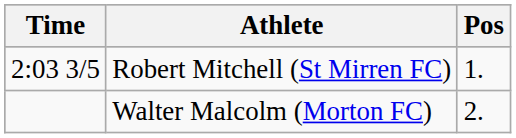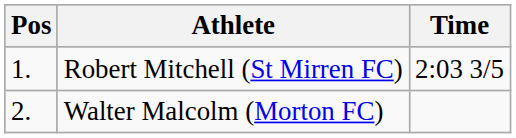columns swapped: (484, 25) <-> (55, 25)
